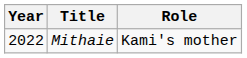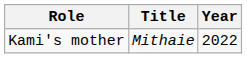columns swapped: (26, 17) <-> (179, 17)
